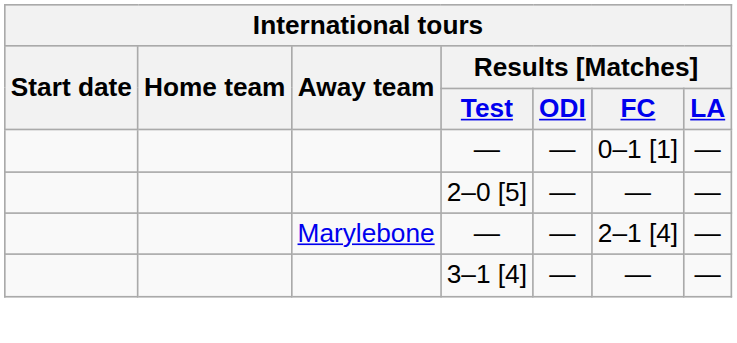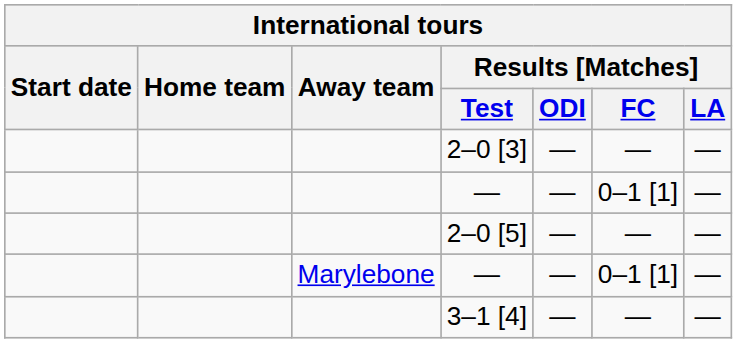+ row: (366, 150)
(638, 233) 2–1 [4] -> (638, 274) 0–1 [1]
